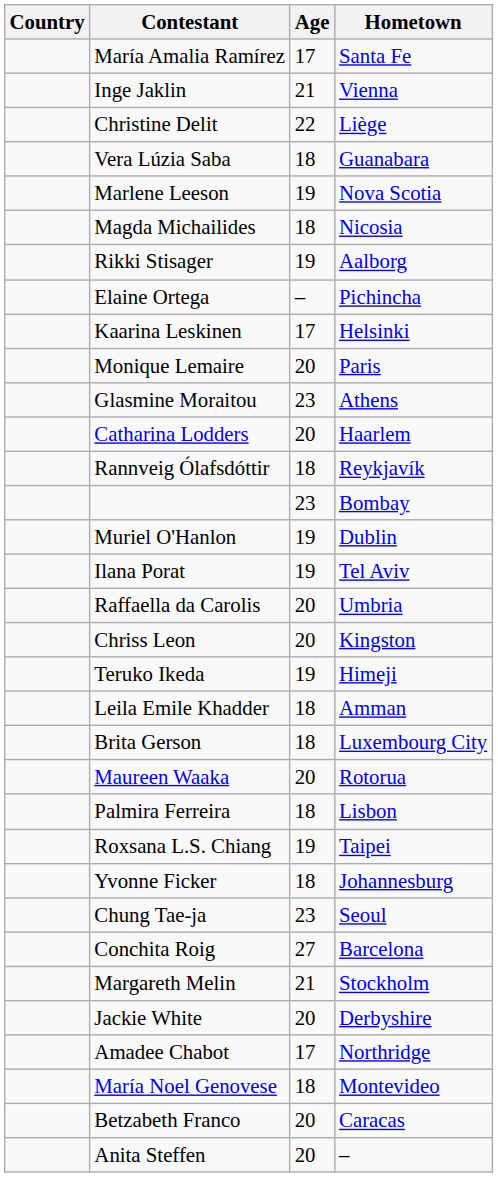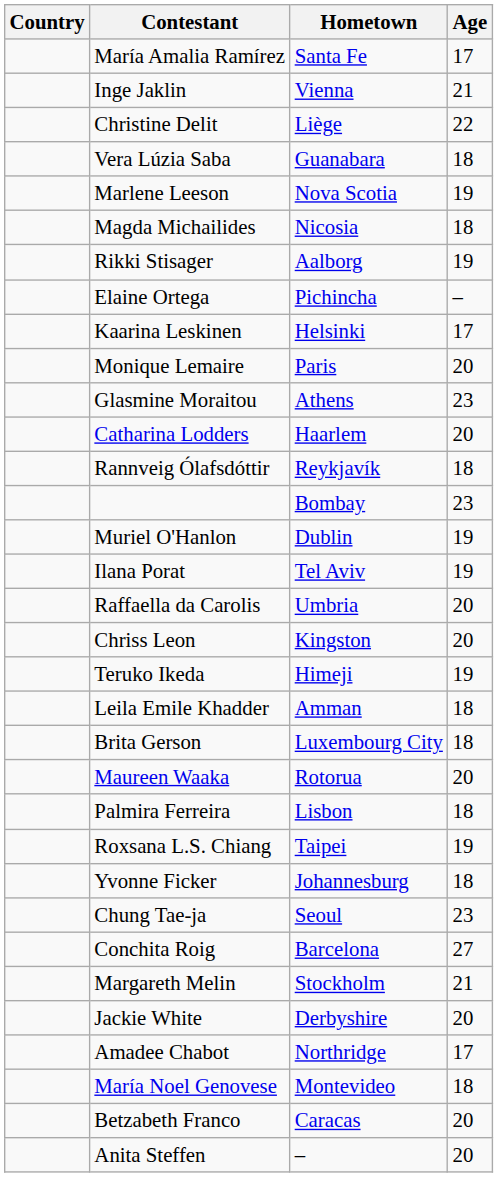columns swapped: (312, 21) <-> (413, 21)
